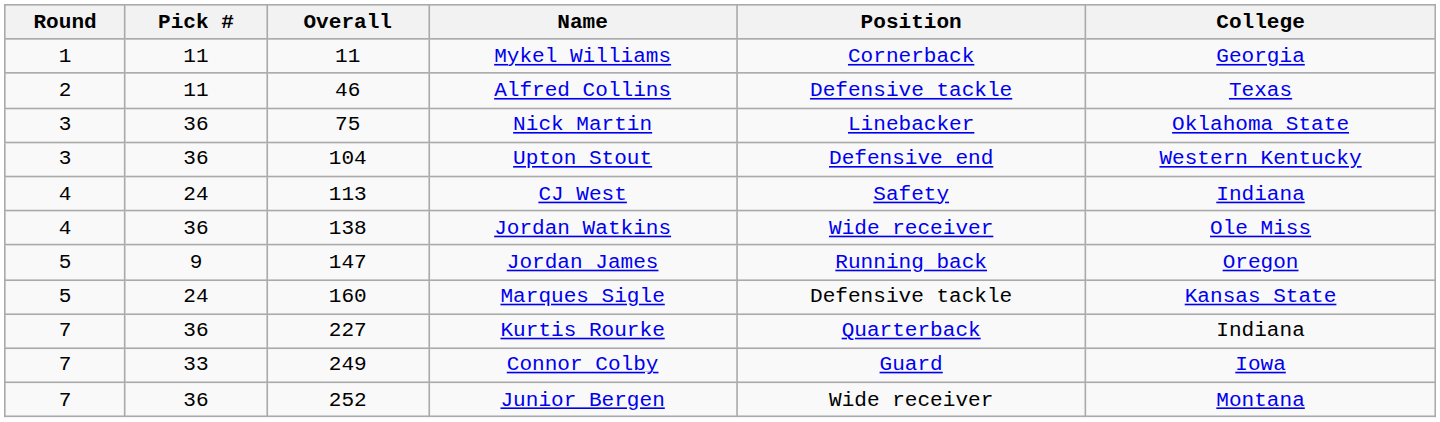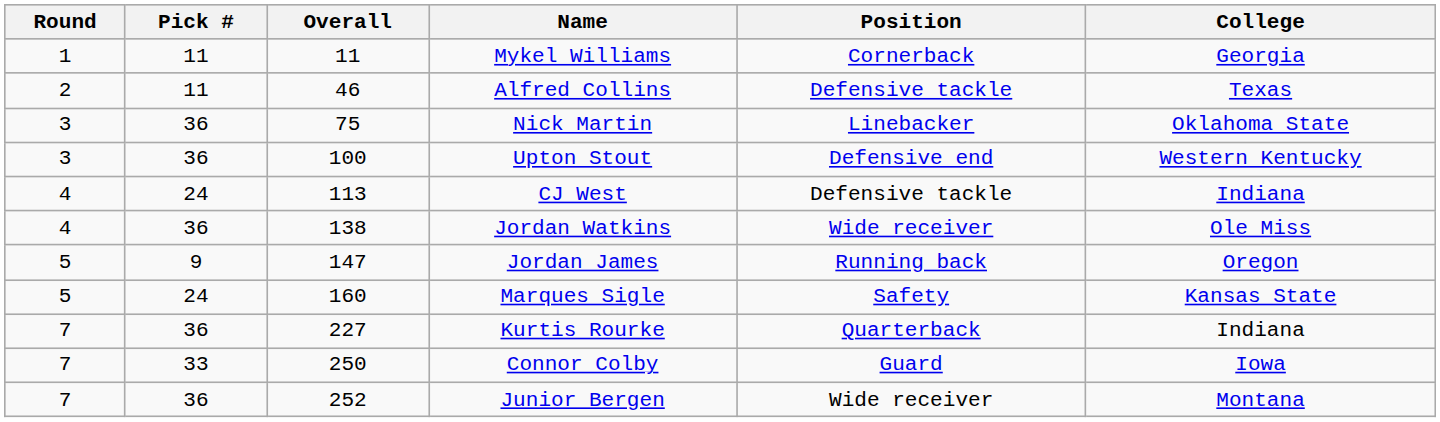(348, 159) 104 -> (348, 159) 100
(911, 194) Safety -> (911, 194) Defensive tackle
(911, 297) Defensive tackle -> (911, 297) Safety
(348, 365) 249 -> (348, 365) 250
